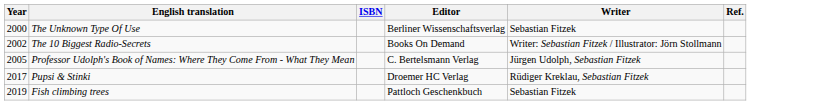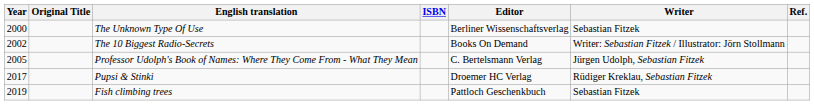+ column: (61, 12)
